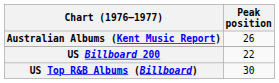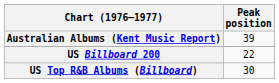(249, 39) 26 -> (249, 39) 39
